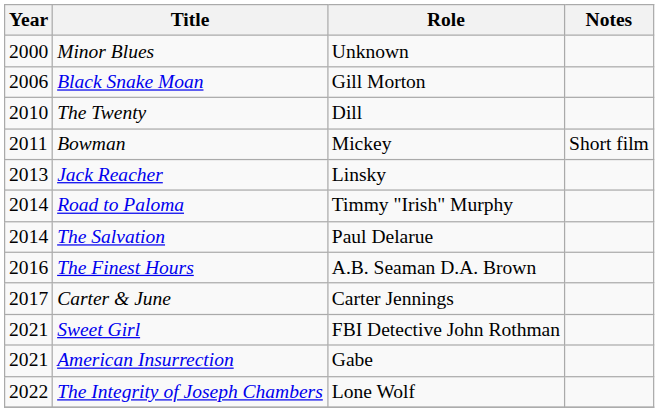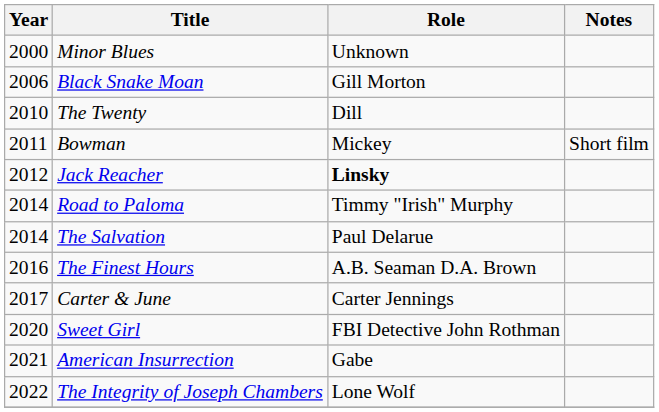(29, 174) 2013 -> (29, 174) 2012
(359, 174) normal -> (361, 174) bold
(29, 329) 2021 -> (29, 329) 2020
